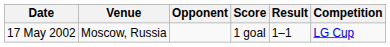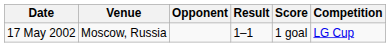columns swapped: (250, 13) <-> (290, 13)
